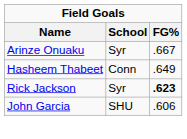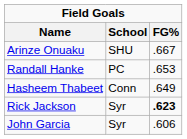(117, 50) Syr -> (121, 50) SHU
+ row: (45, 69)
(121, 106) SHU -> (117, 124) Syr
